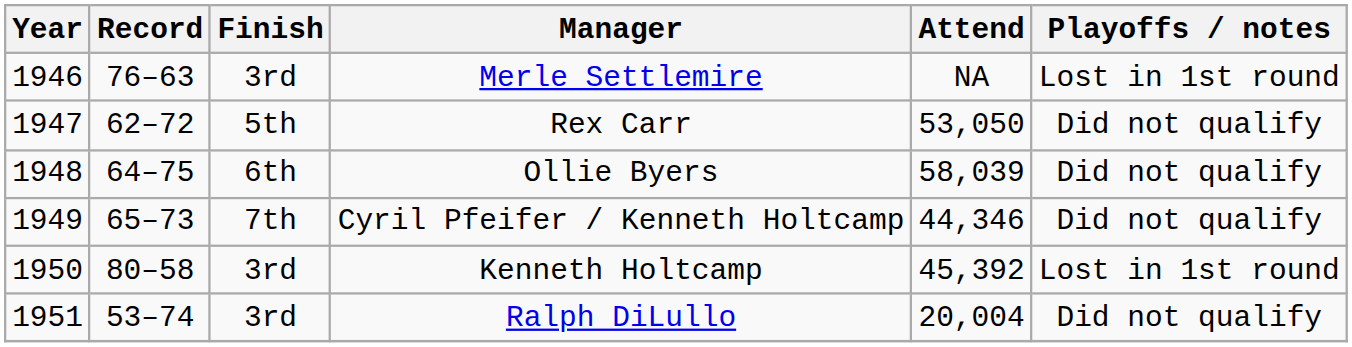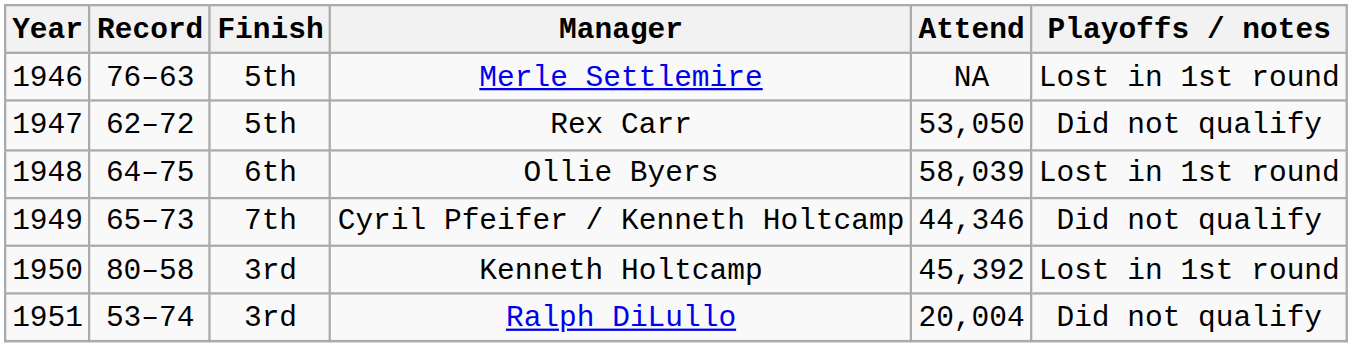(271, 77) 3rd -> (271, 77) 5th
(1189, 173) Did not qualify -> (1189, 173) Lost in 1st round
